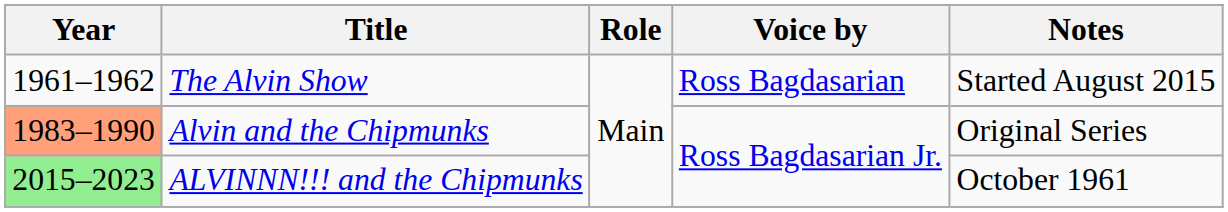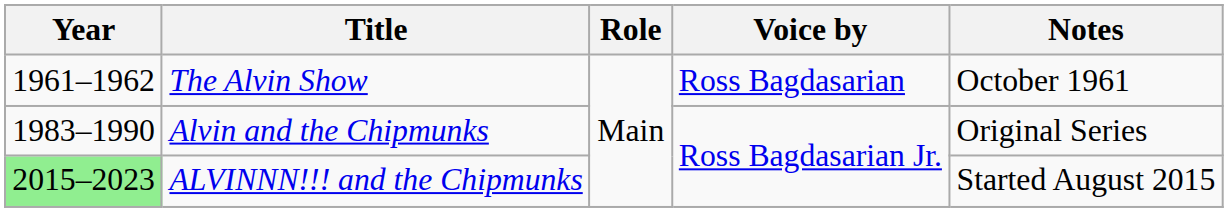(1086, 79) Started August 2015 -> (1043, 79) October 1961
(84, 130) lightsalmon background -> (84, 130) no background
(1043, 180) October 1961 -> (1086, 180) Started August 2015
